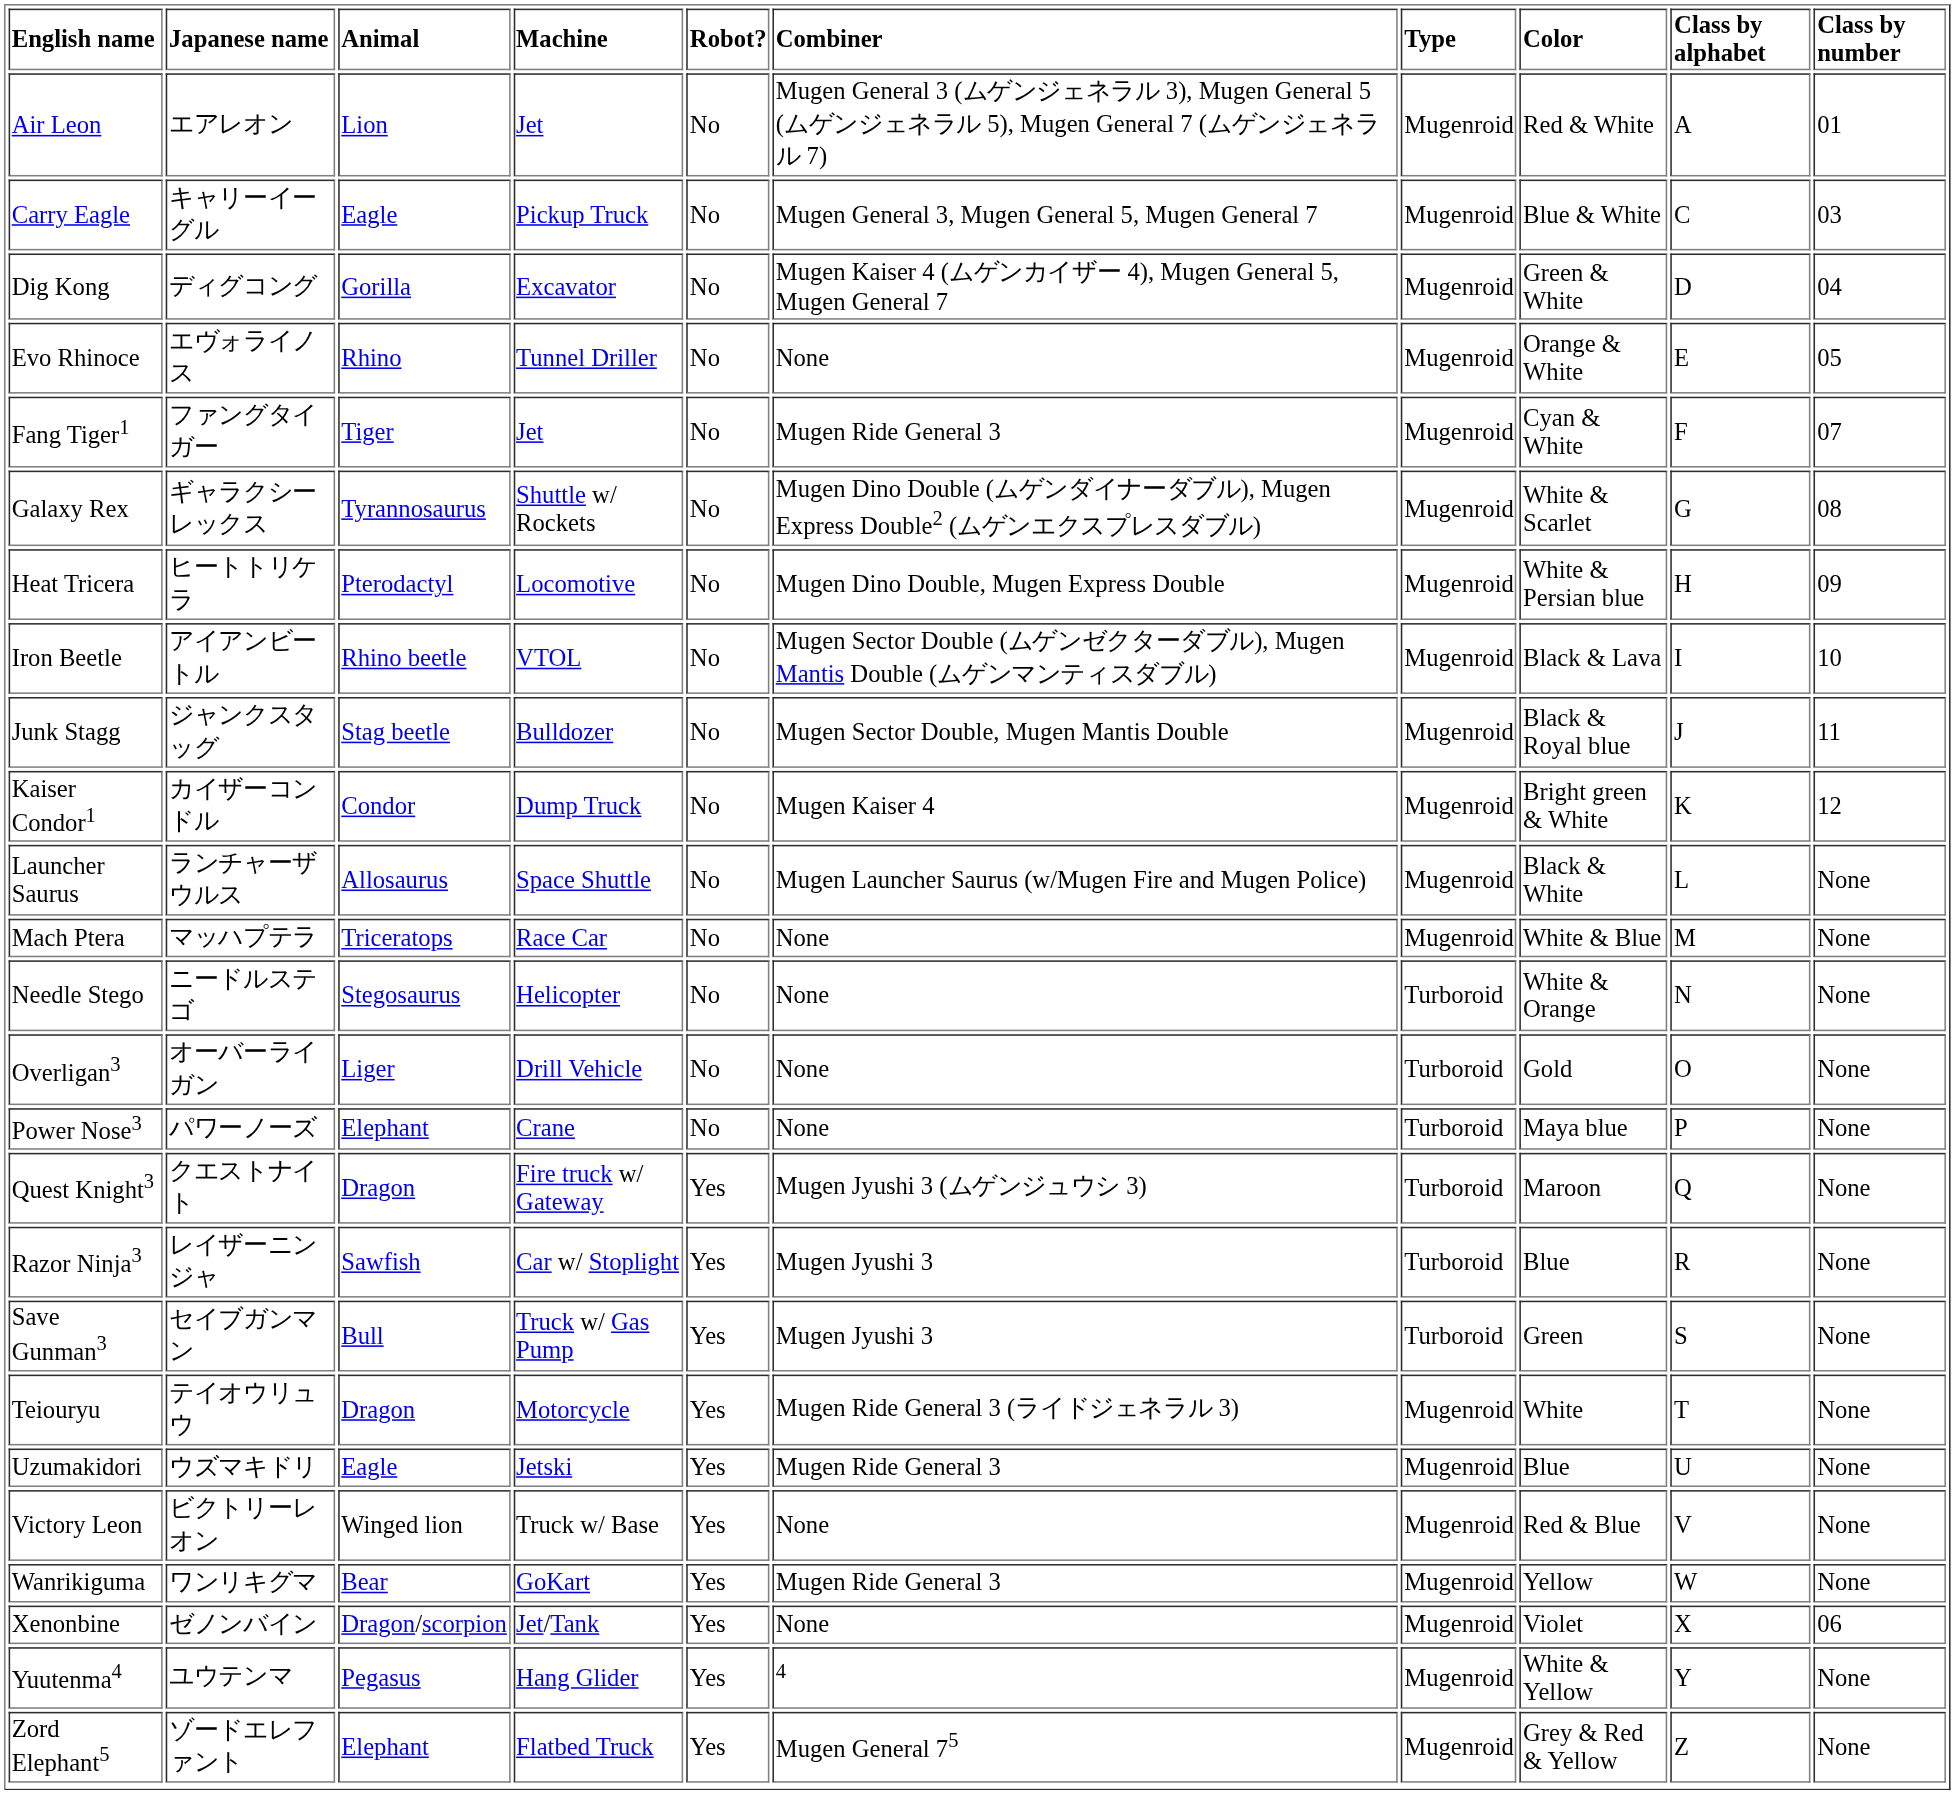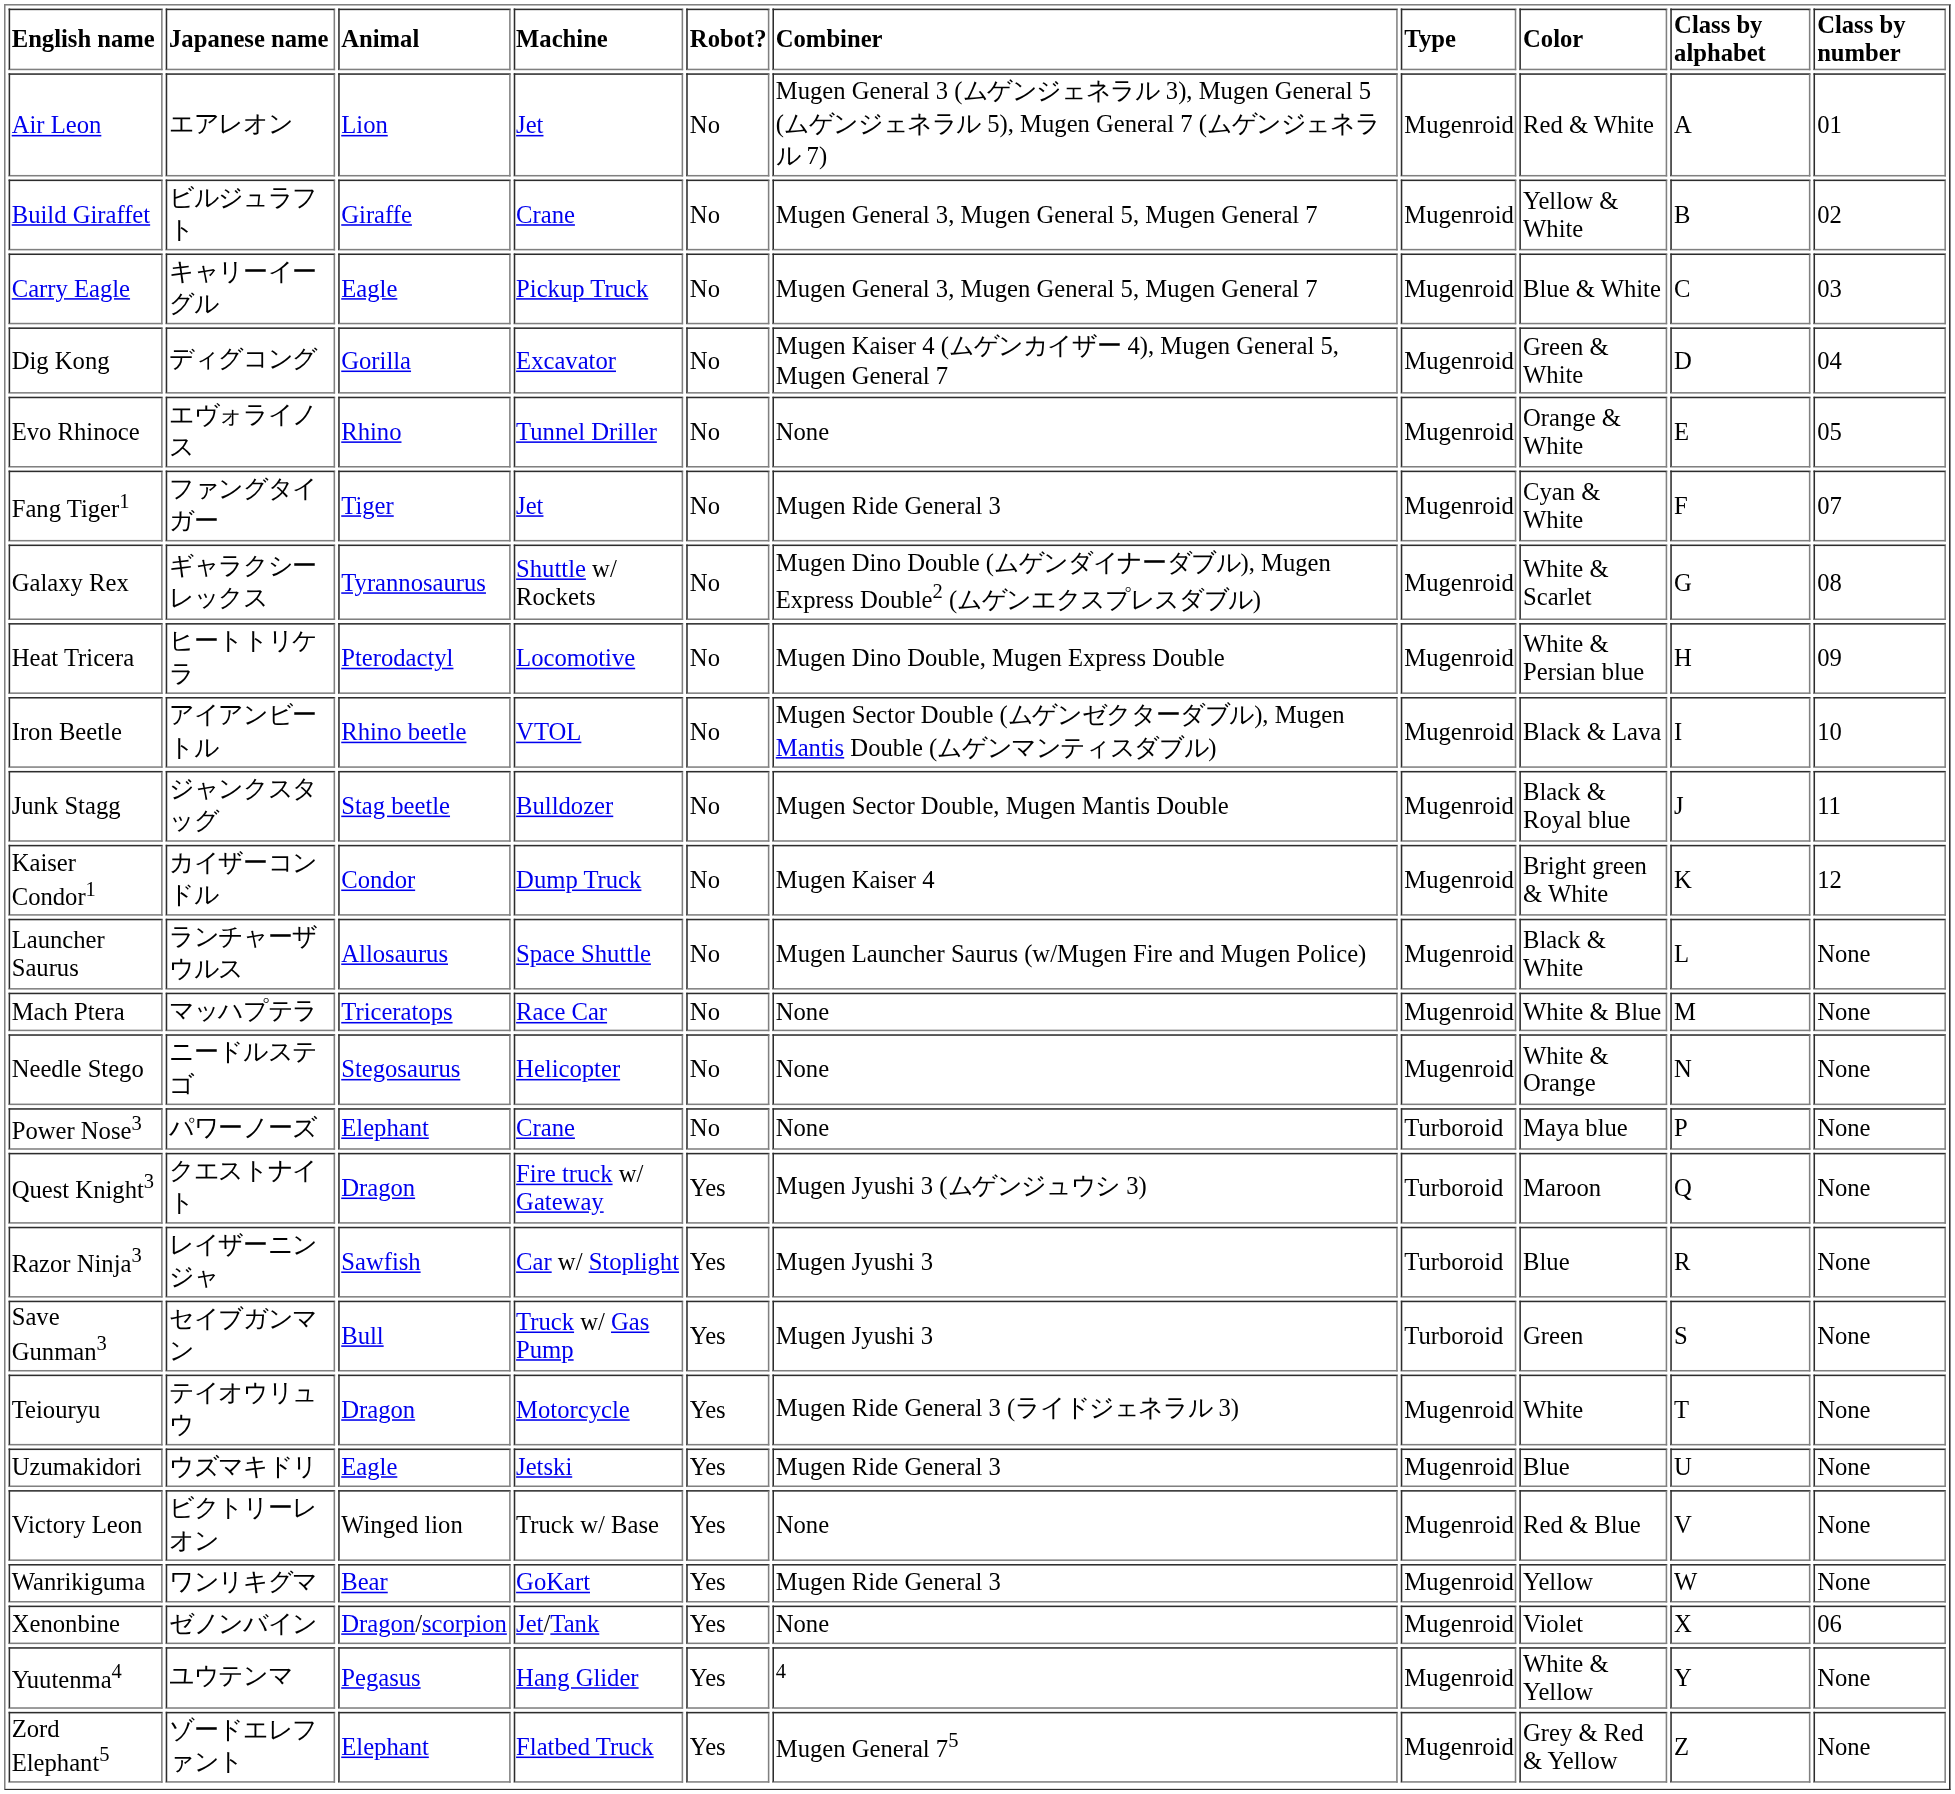+ row: (81, 214)
(1454, 995) Turboroid -> (1459, 1069) Mugenroid
- row: (66, 1069)
